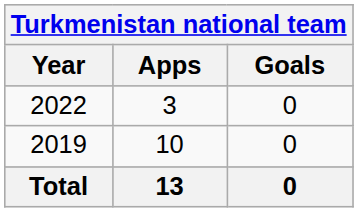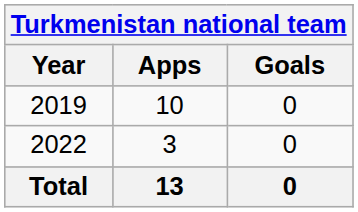rows swapped: (59, 145) <-> (59, 105)
